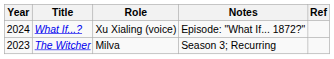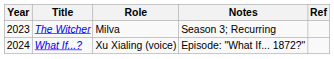rows swapped: (63, 45) <-> (58, 29)
